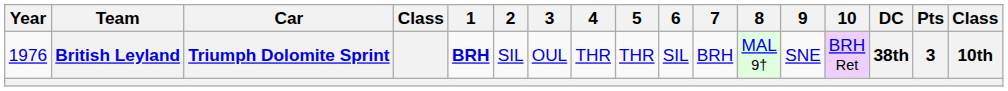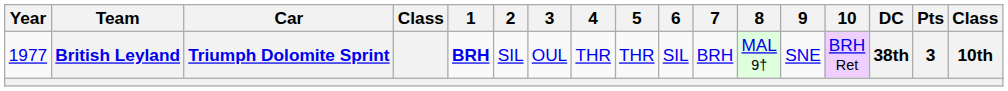(28, 55) 1976 -> (28, 55) 1977
